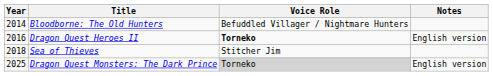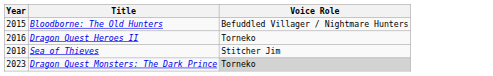- column: (449, 11)
(16, 24) 2014 -> (16, 24) 2015
(238, 38) bold -> (238, 38) normal
(16, 64) 2025 -> (16, 64) 2023
